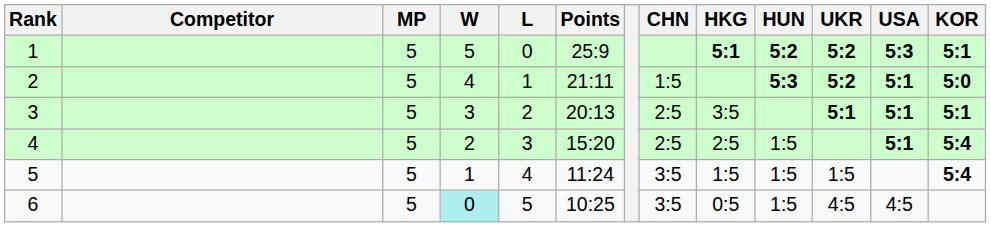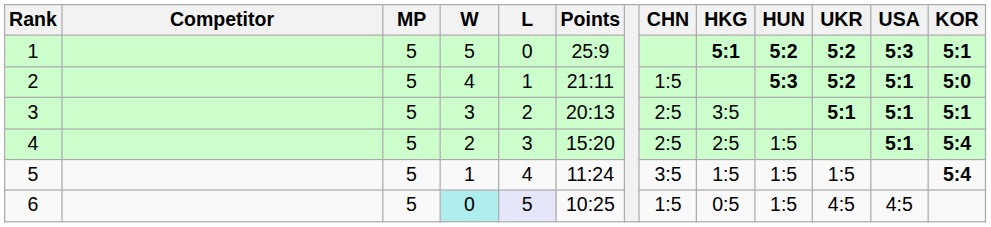(527, 205) no background -> (527, 205) lavender background
(668, 205) 3:5 -> (668, 205) 1:5
